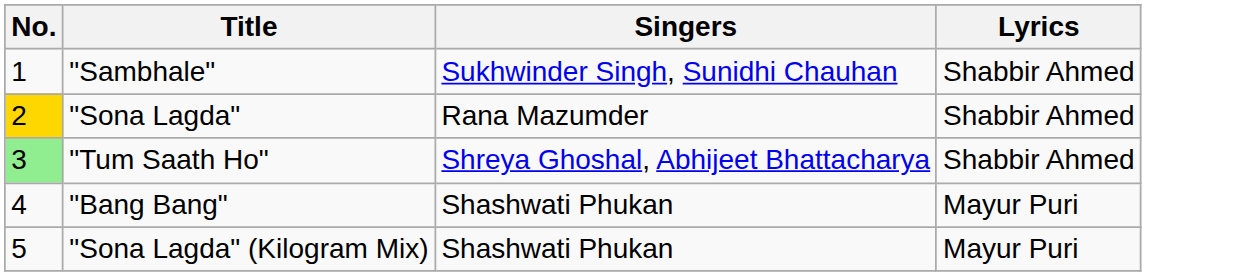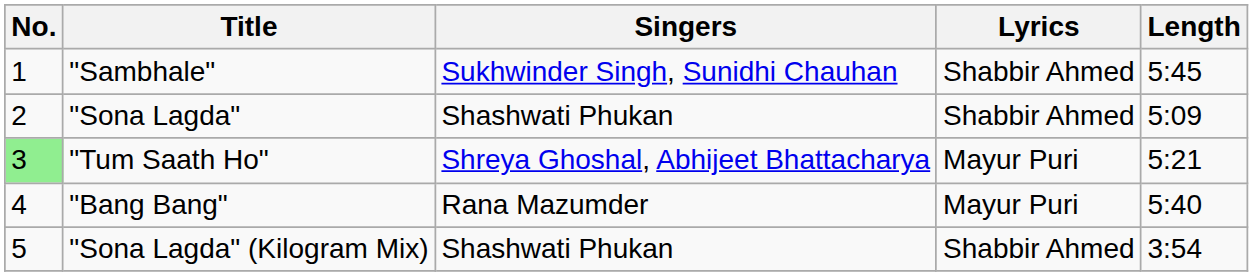+ column: (1194, 26)
(19, 115) gold background -> (19, 115) no background
(545, 115) Rana Mazumder -> (557, 115) Shashwati Phukan
(1039, 159) Shabbir Ahmed -> (1011, 159) Mayur Puri
(557, 204) Shashwati Phukan -> (545, 204) Rana Mazumder
(1011, 248) Mayur Puri -> (1039, 248) Shabbir Ahmed
